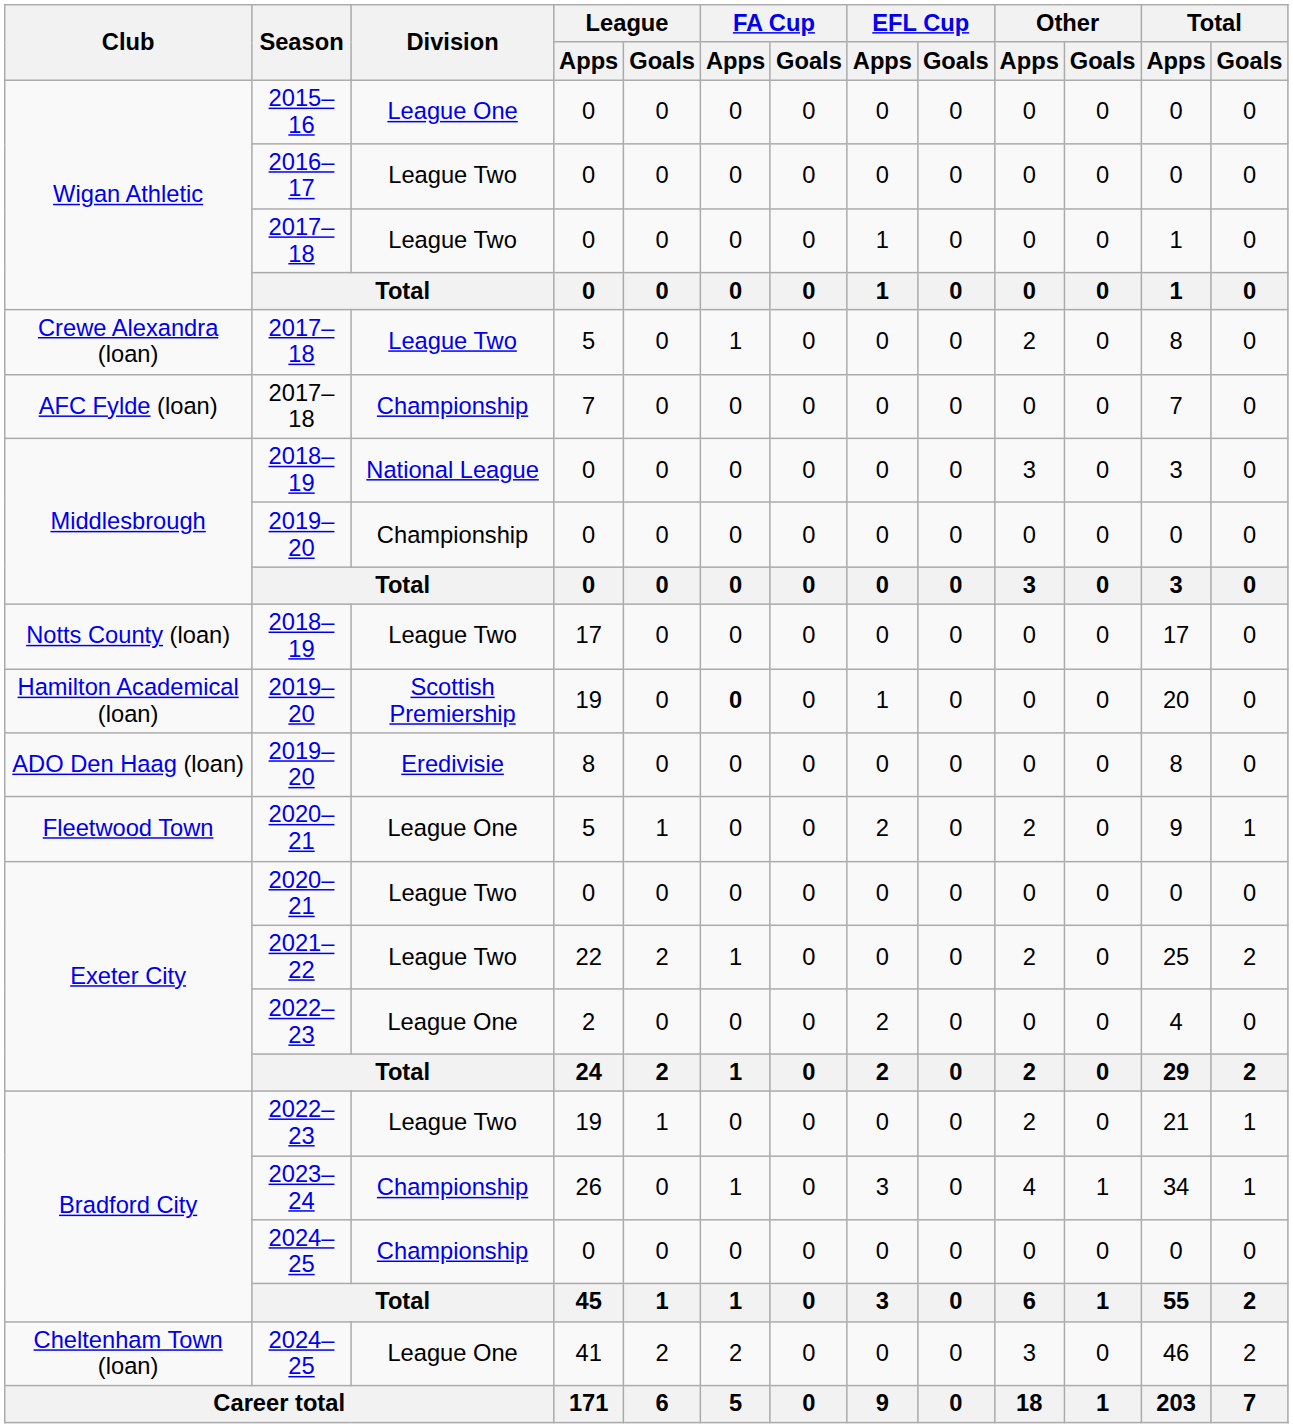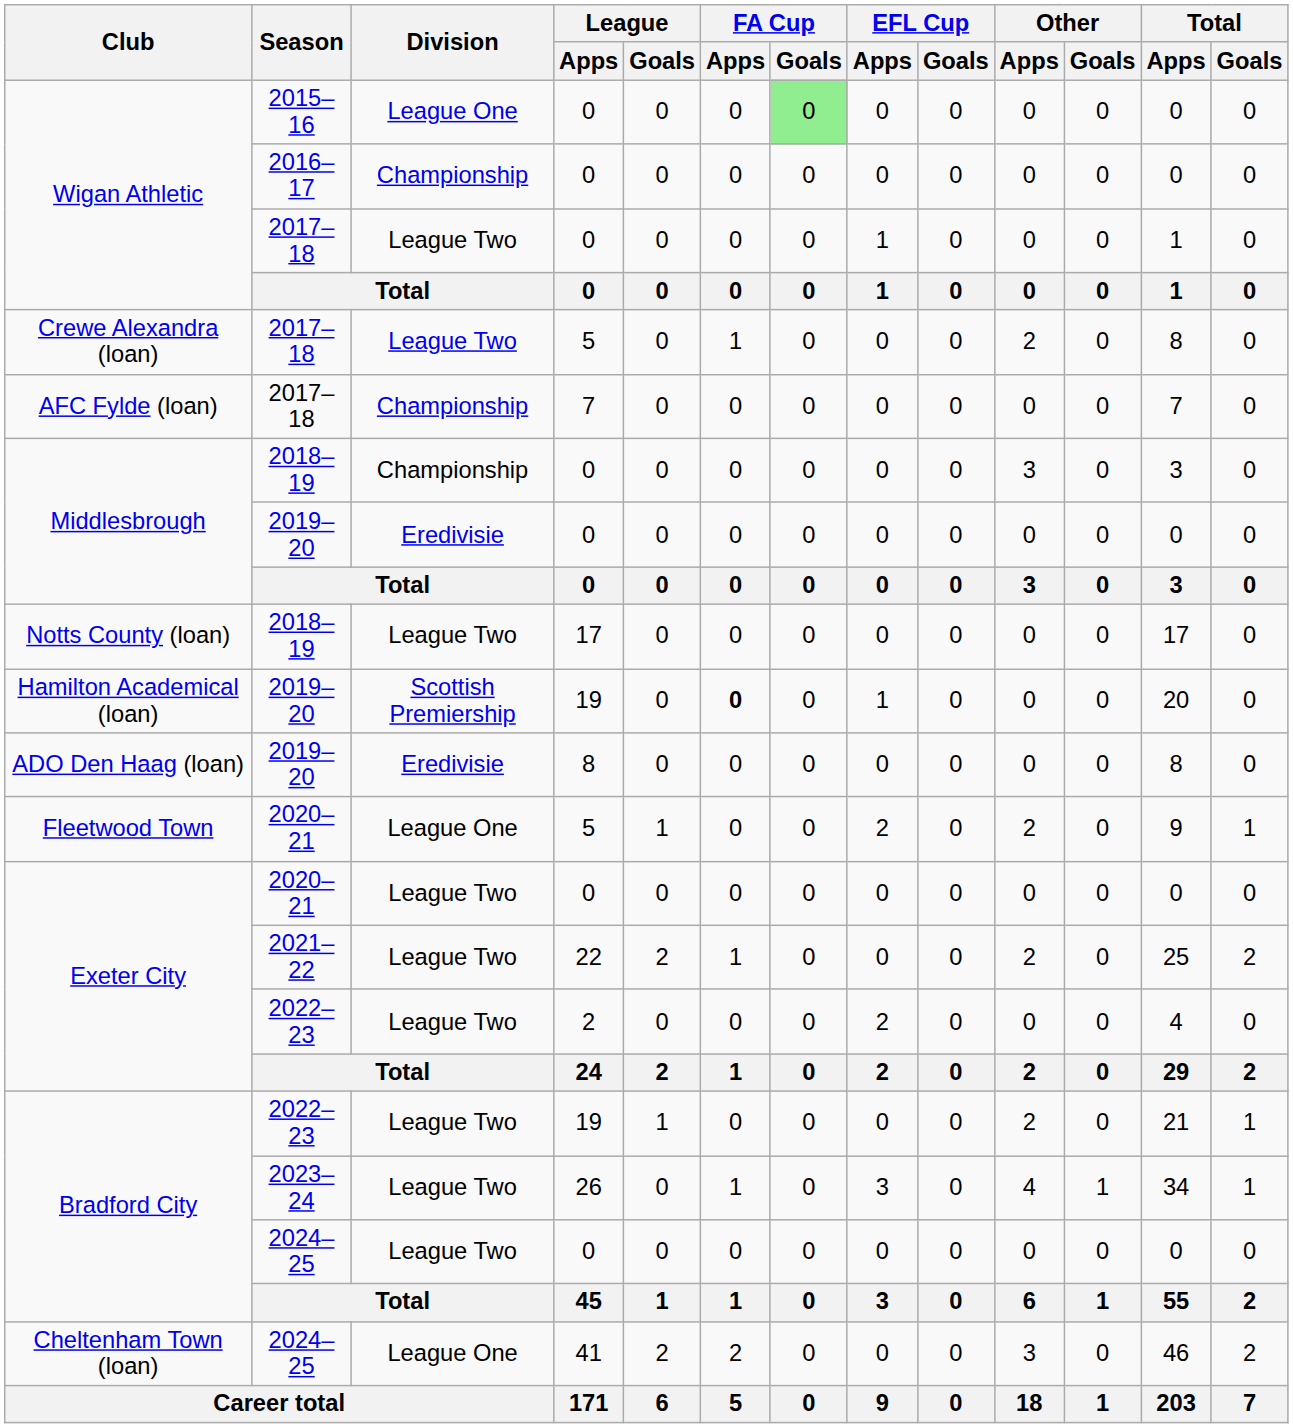(809, 111) no background -> (809, 111) lightgreen background
(453, 175) League Two -> (453, 175) Championship
(453, 470) National League -> (453, 470) Championship
(453, 534) Championship -> (453, 534) Eredivisie
(453, 1021) League One -> (453, 1021) League Two
(453, 1187) Championship -> (453, 1187) League Two
(453, 1251) Championship -> (453, 1251) League Two
